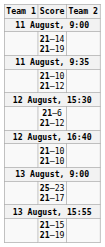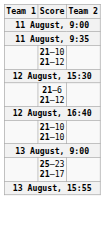- row: (52, 43)
- row: (52, 230)
